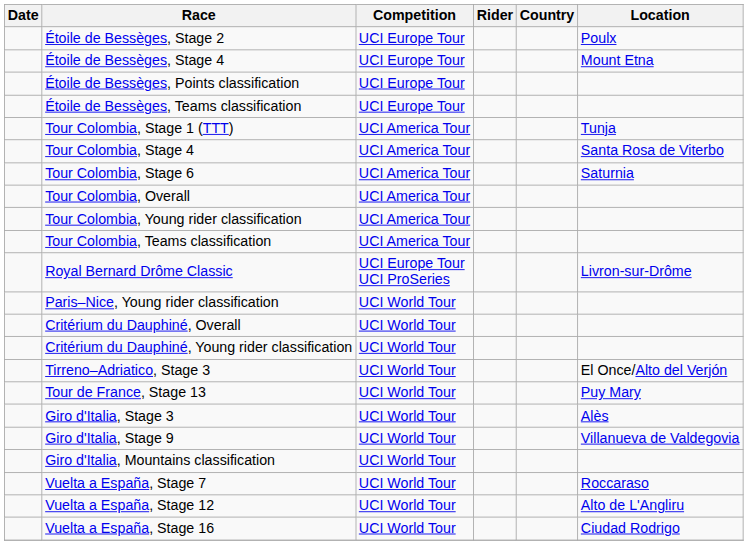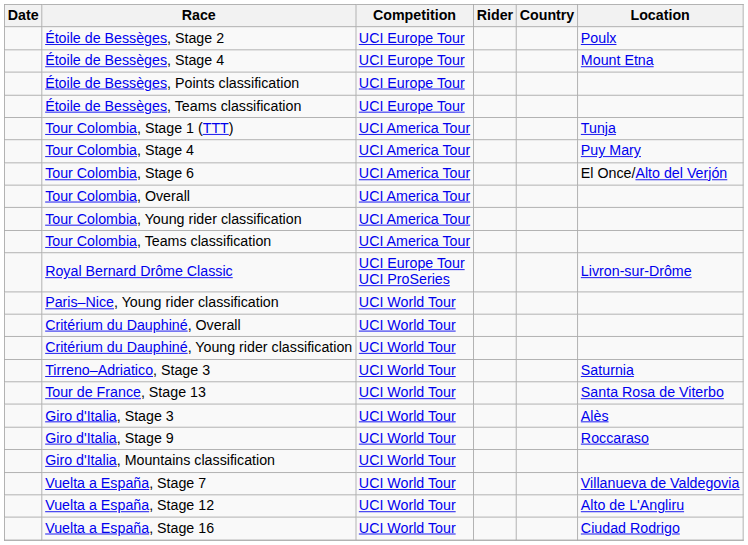(652, 151) Santa Rosa de Viterbo -> (611, 151) Puy Mary
(607, 173) Saturnia -> (654, 173) El Once/Alto del Verjón
(654, 370) El Once/Alto del Verjón -> (607, 370) Saturnia
(611, 393) Puy Mary -> (652, 393) Santa Rosa de Viterbo
(660, 438) Villanueva de Valdegovia -> (615, 438) Roccaraso
(615, 483) Roccaraso -> (660, 483) Villanueva de Valdegovia
